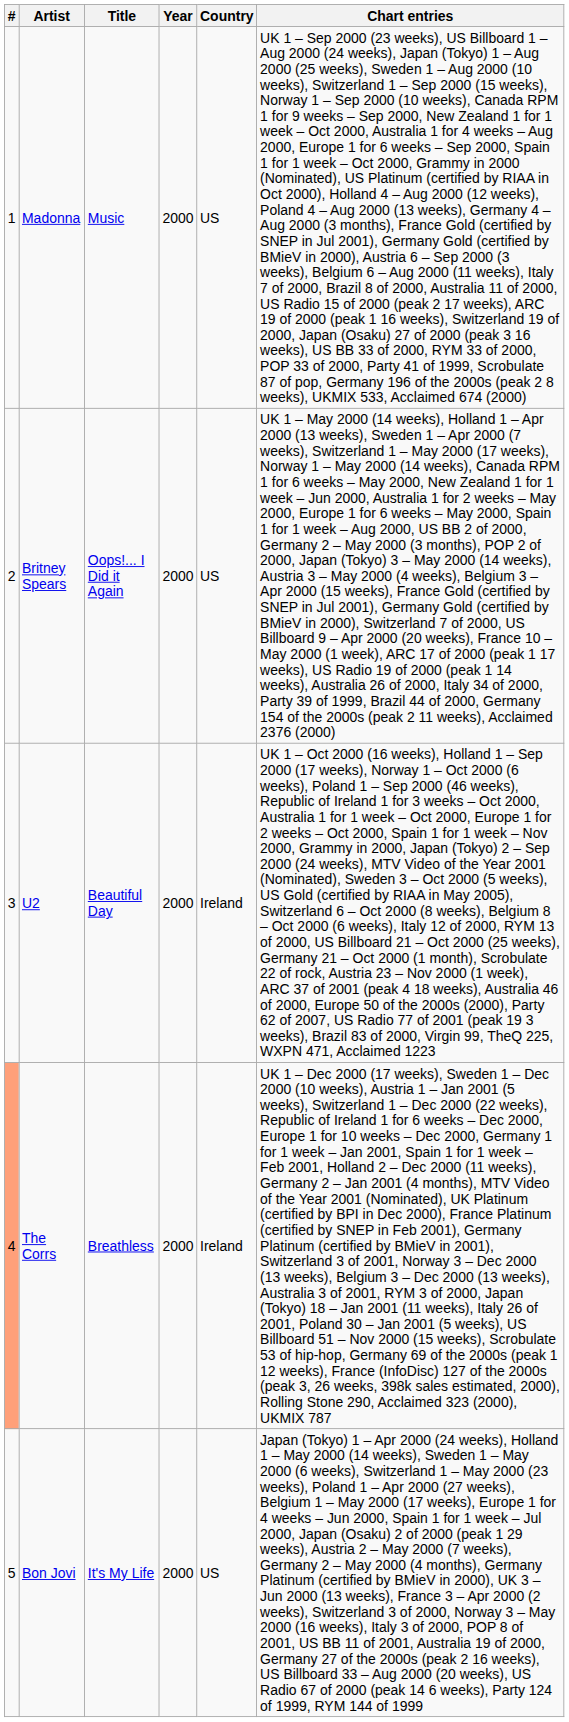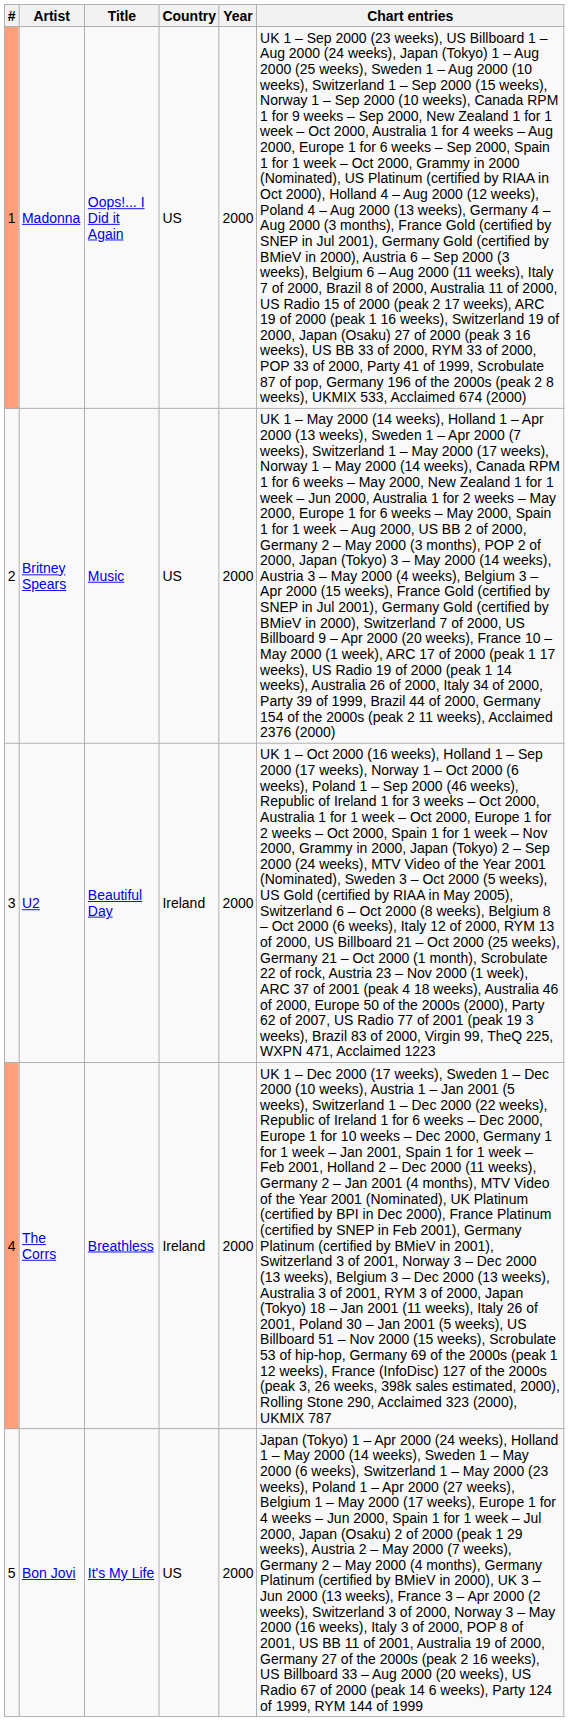columns swapped: (178, 16) <-> (227, 16)
(12, 218) no background -> (12, 218) lightsalmon background
(106, 218) Music -> (116, 218) Oops!... I Did it Again
(116, 576) Oops!... I Did it Again -> (106, 576) Music
